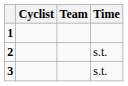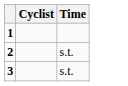- column: (74, 14)
